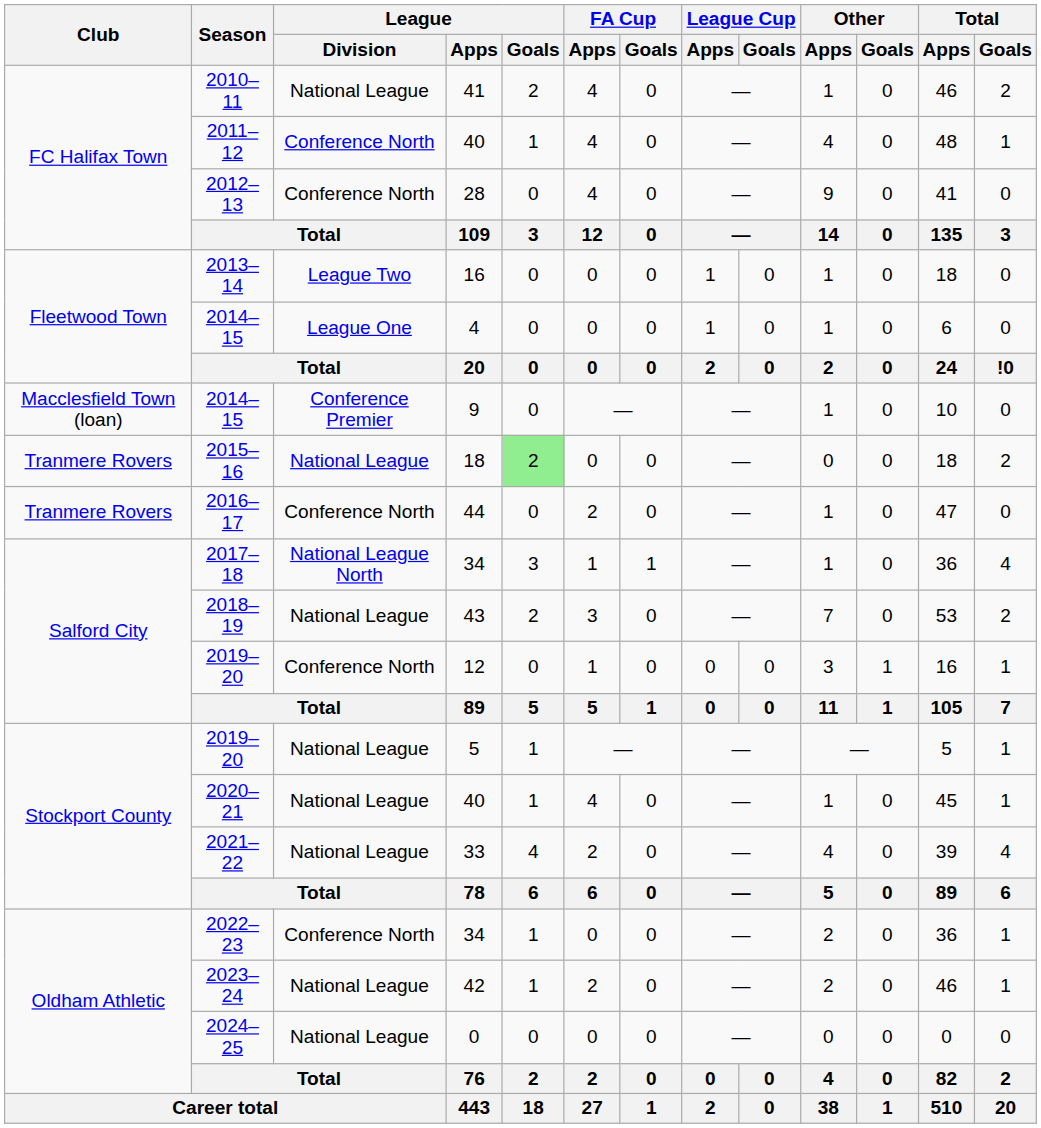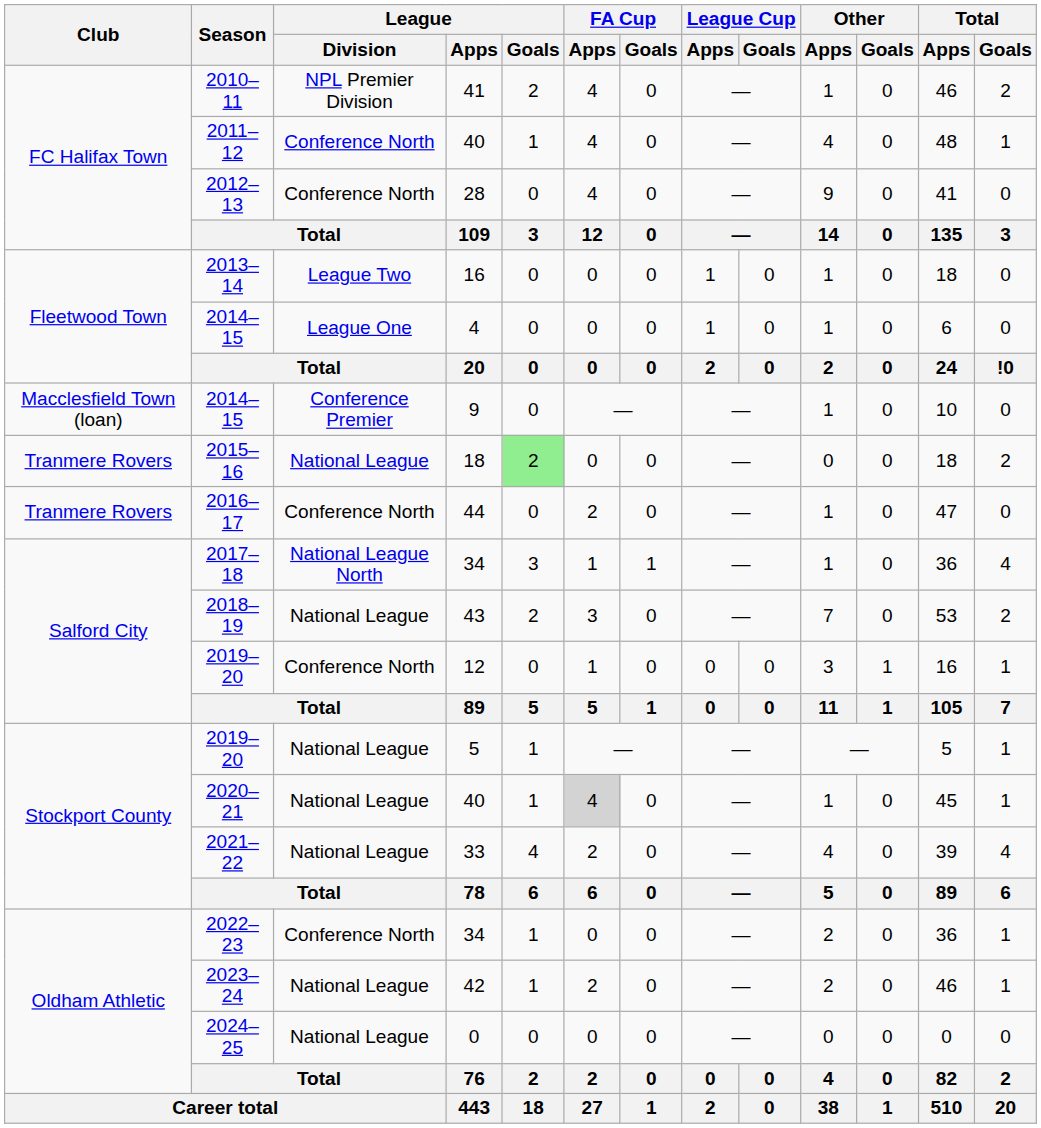(359, 90) National League -> (359, 90) NPL Premier Division
(592, 800) no background -> (592, 800) lightgrey background
